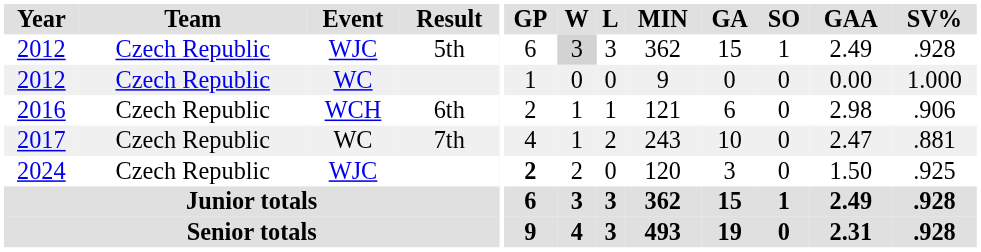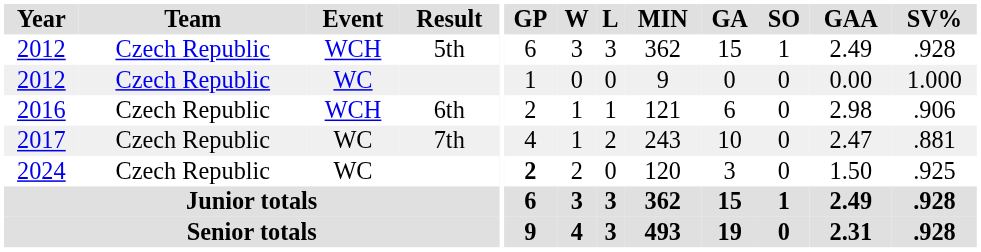(353, 49) WJC -> (353, 49) WCH
(577, 49) lightgrey background -> (577, 49) no background
(353, 170) WJC -> (353, 170) WC
